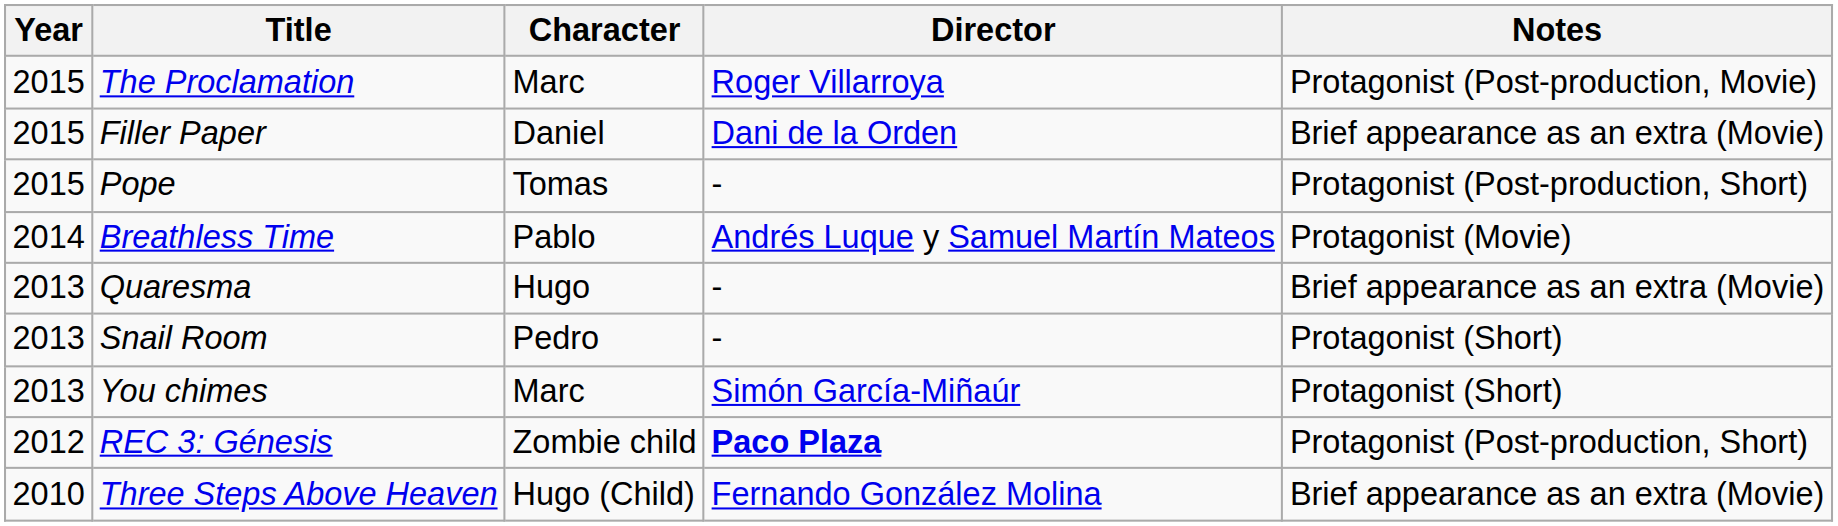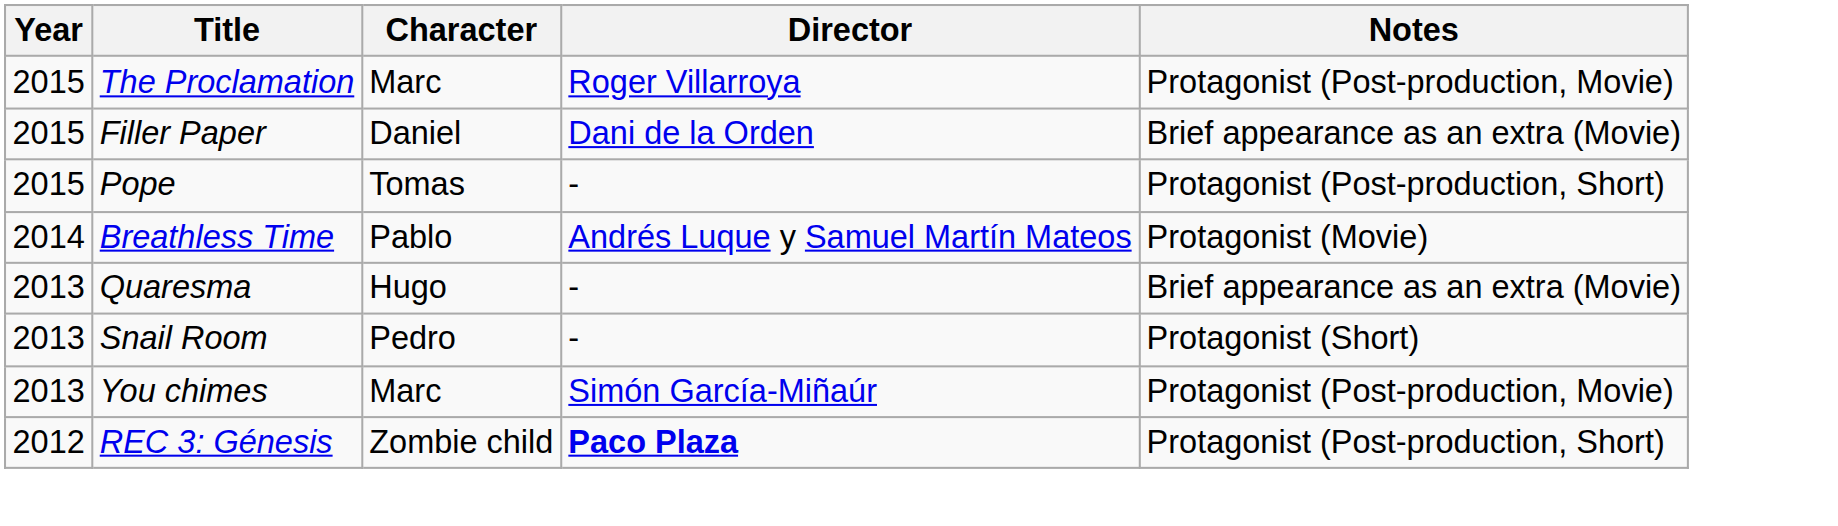(1426, 390) Protagonist (Short) -> (1410, 390) Protagonist (Post-production, Movie)
- row: (299, 493)
